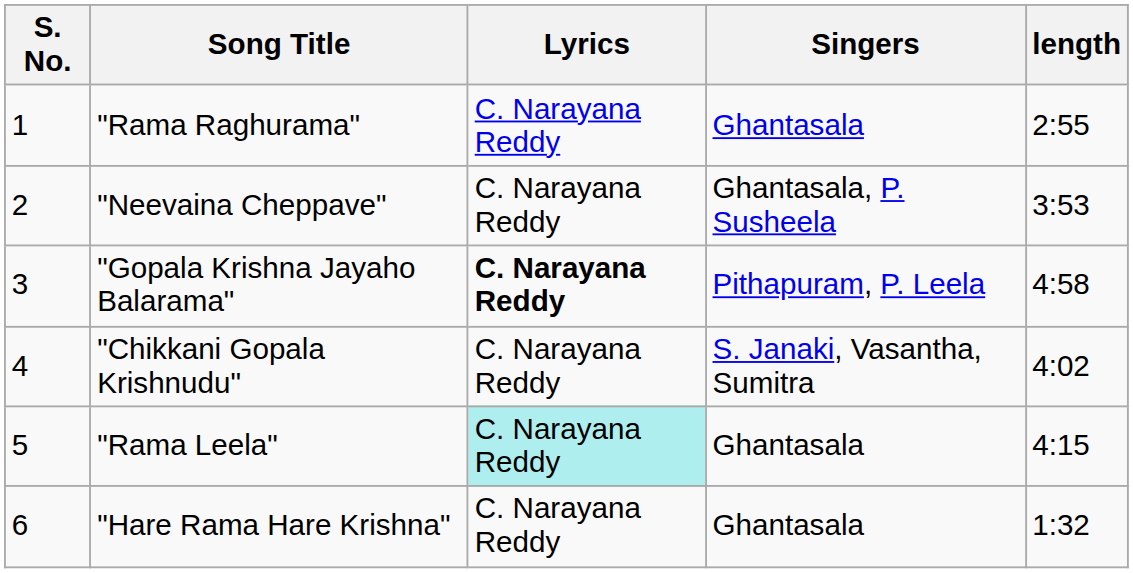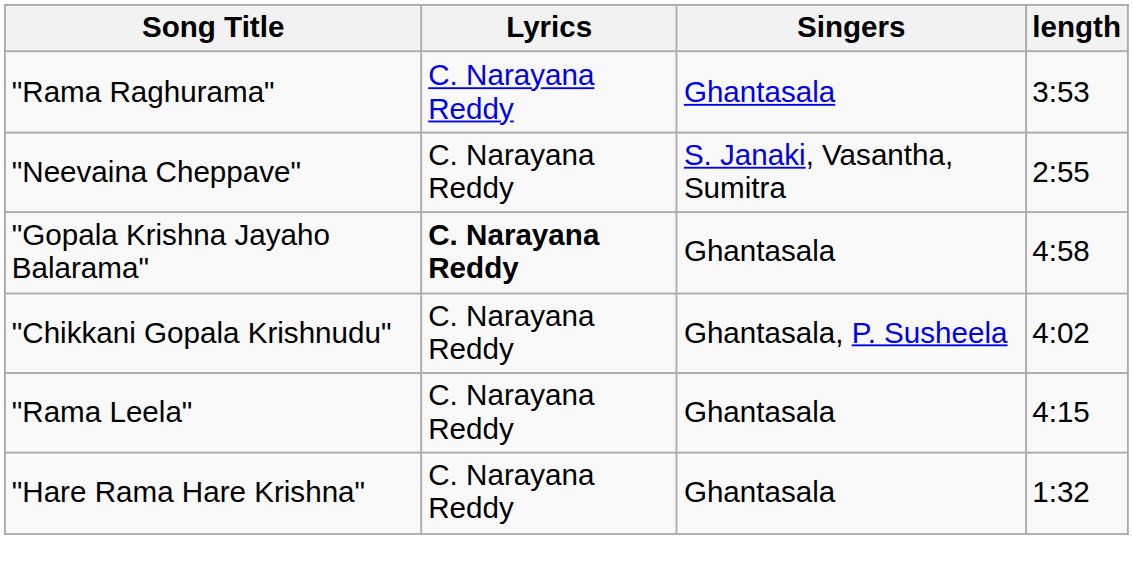- column: (48, 44)
(1061, 124) 2:55 -> (1061, 91) 3:53
(809, 205) Ghantasala, P. Susheela -> (819, 171) S. Janaki, Vasantha, Sumitra
(1061, 205) 3:53 -> (1061, 171) 2:55
(849, 285) Pithapuram, P. Leela -> (760, 252) Ghantasala
(847, 365) S. Janaki, Vasantha, Sumitra -> (846, 332) Ghantasala, P. Susheela
(558, 445) paleturquoise background -> (511, 412) no background
